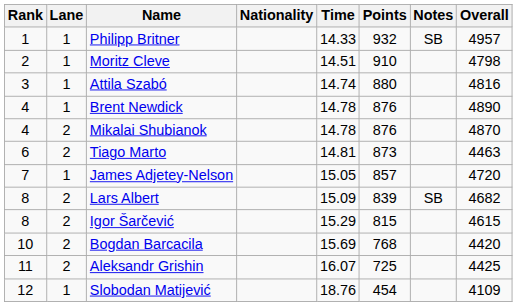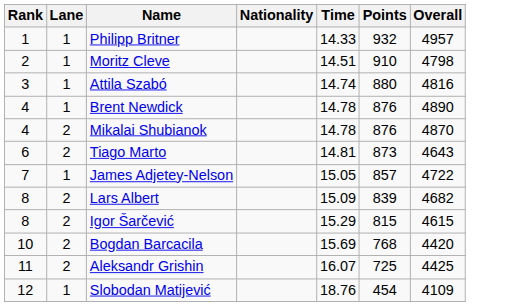- column: (433, 15)
(484, 152) 4463 -> (438, 152) 4643
(484, 175) 4720 -> (438, 175) 4722
